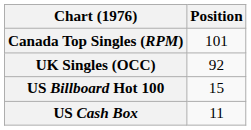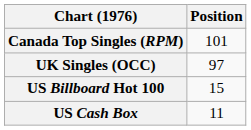(216, 64) 92 -> (216, 64) 97
